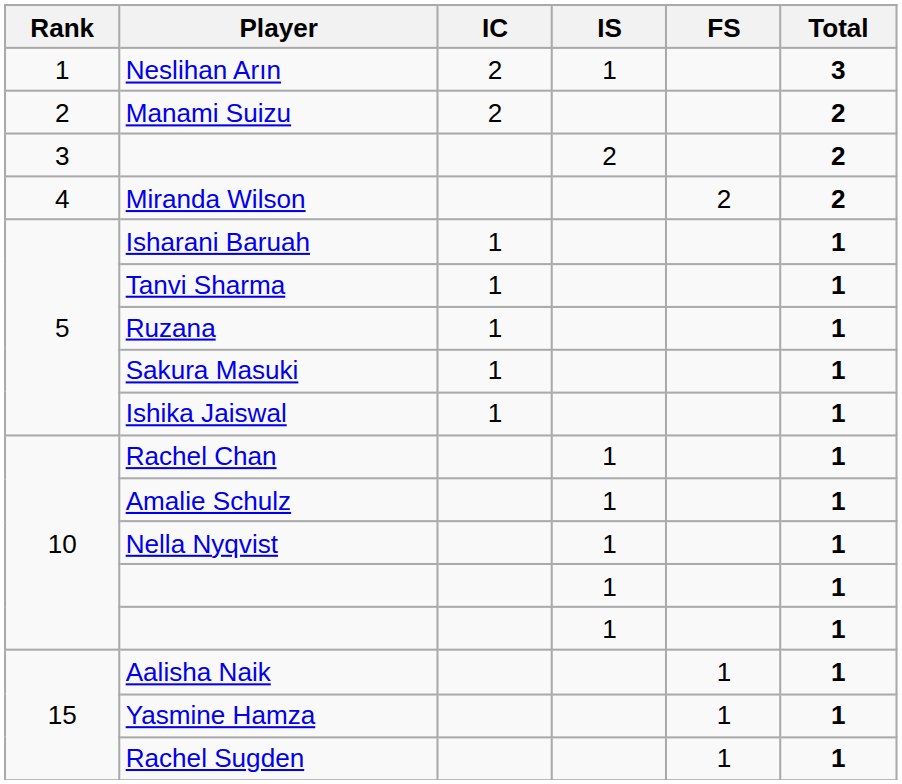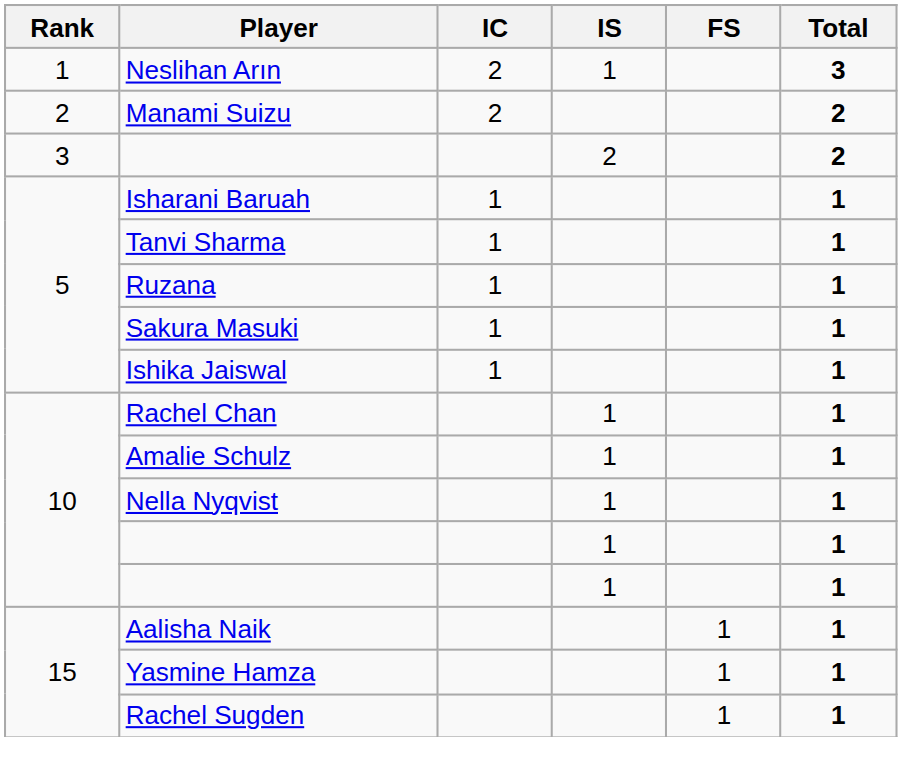- row: (62, 198)
